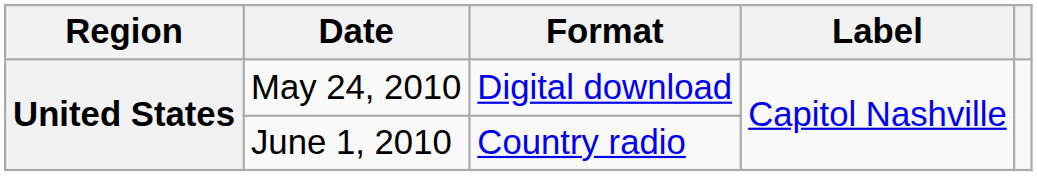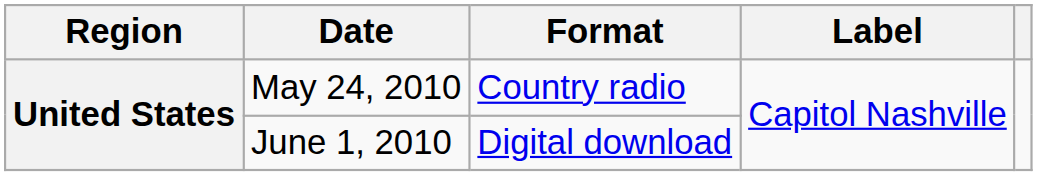(605, 87) Digital download -> (582, 87) Country radio
(582, 142) Country radio -> (605, 142) Digital download
